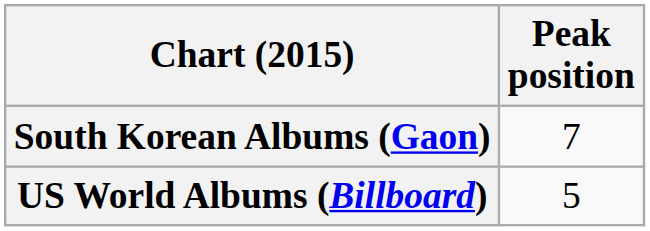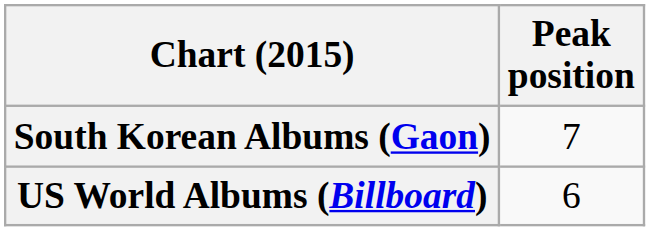(571, 195) 5 -> (571, 195) 6
